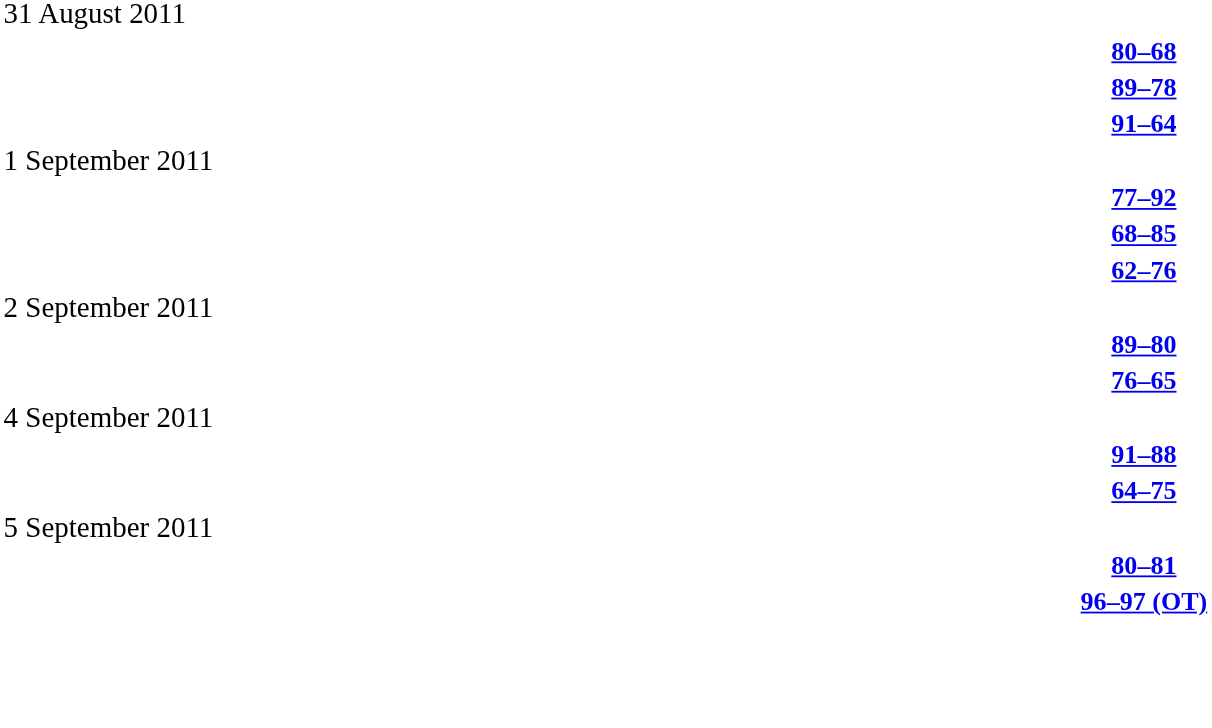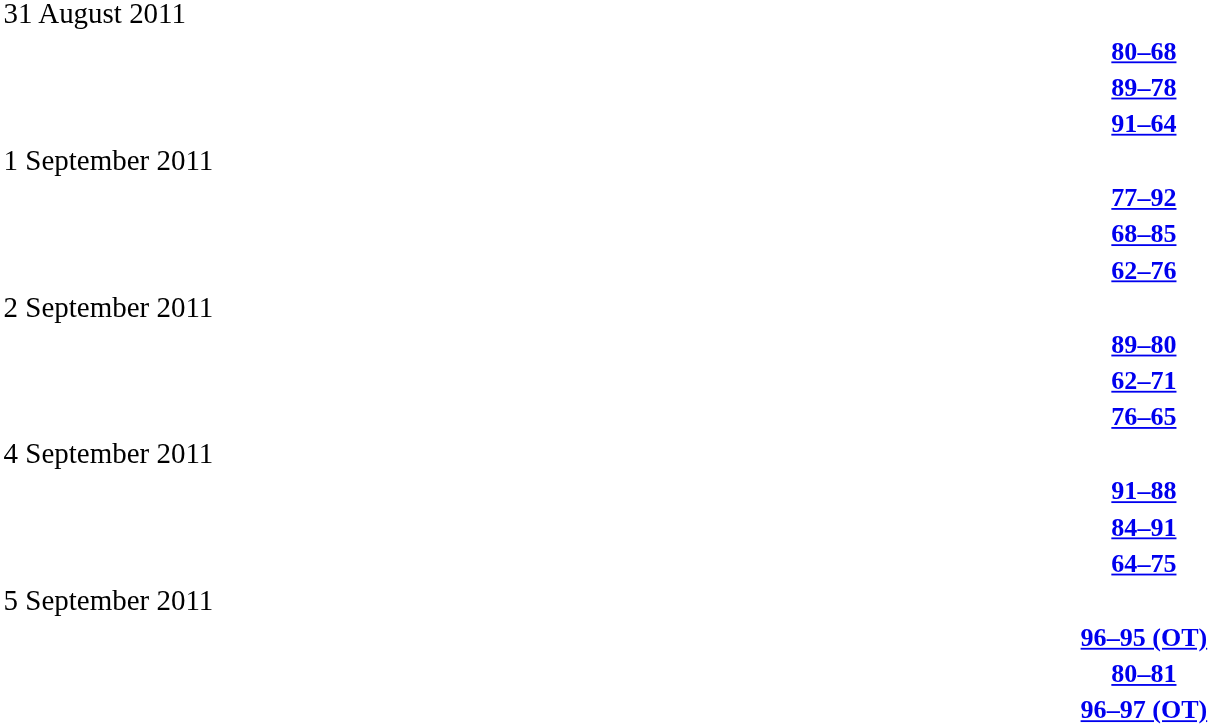+ row: (477, 381)
+ row: (477, 527)
+ row: (477, 638)
